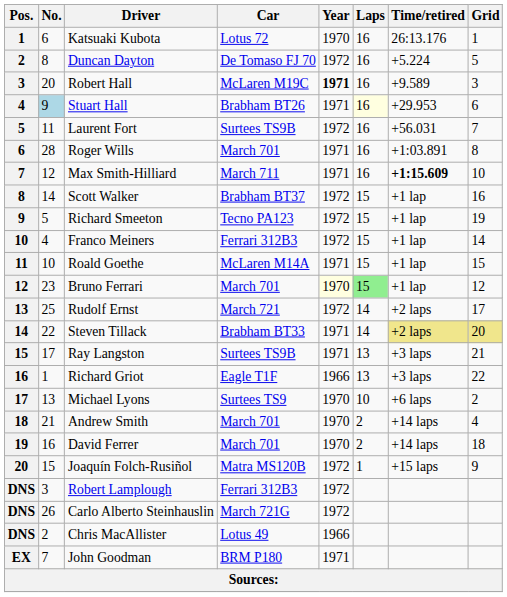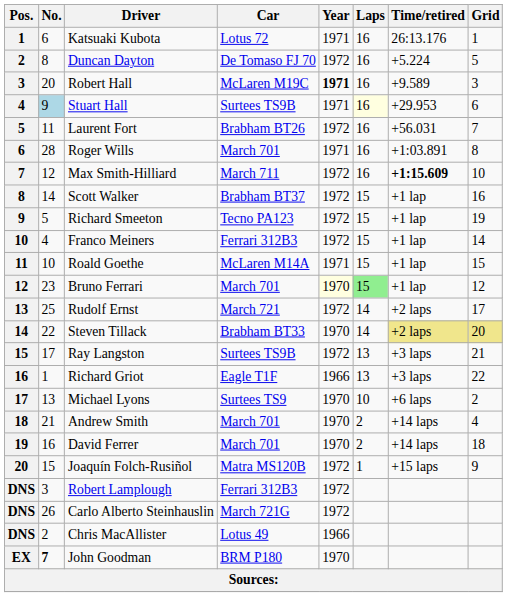(336, 38) 1970 -> (336, 38) 1971
(263, 106) Brabham BT26 -> (258, 106) Surtees TS9B
(258, 128) Surtees TS9B -> (263, 128) Brabham BT26
(336, 174) 1971 -> (336, 174) 1972
(336, 332) 1971 -> (336, 332) 1970
(336, 354) 1971 -> (336, 354) 1972
(45, 557) normal -> (45, 557) bold
(336, 557) 1971 -> (336, 557) 1970
